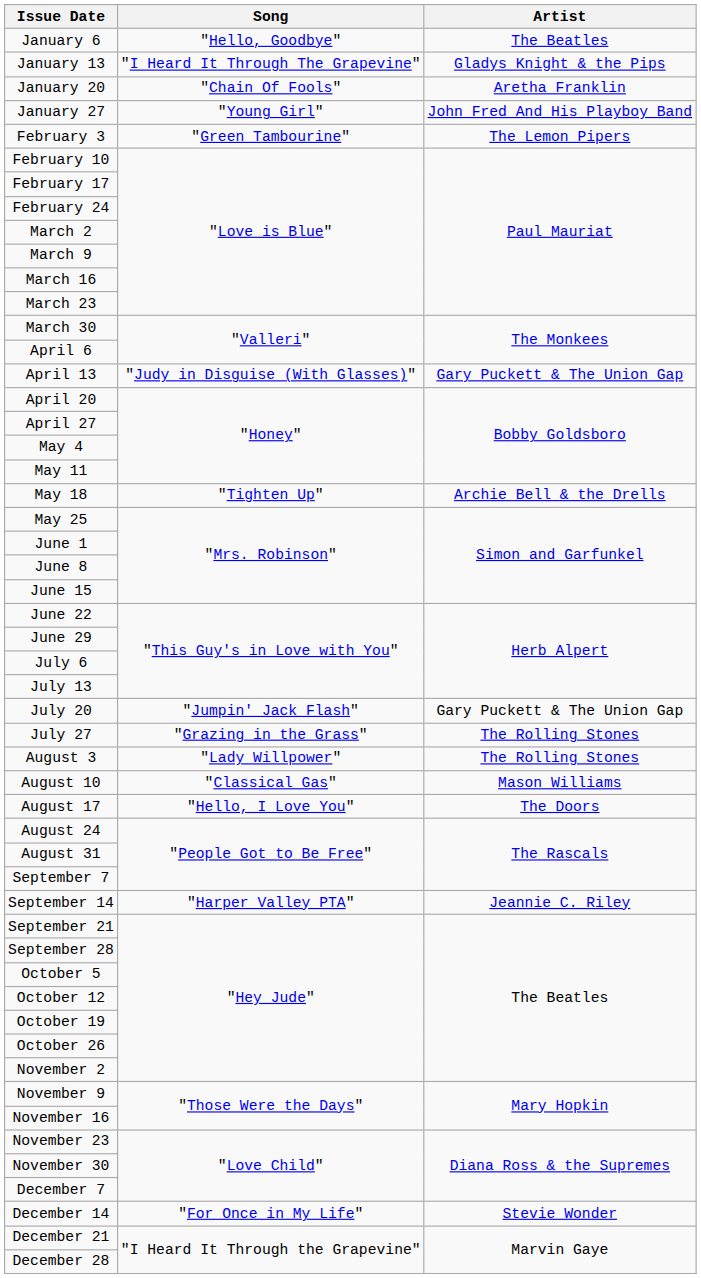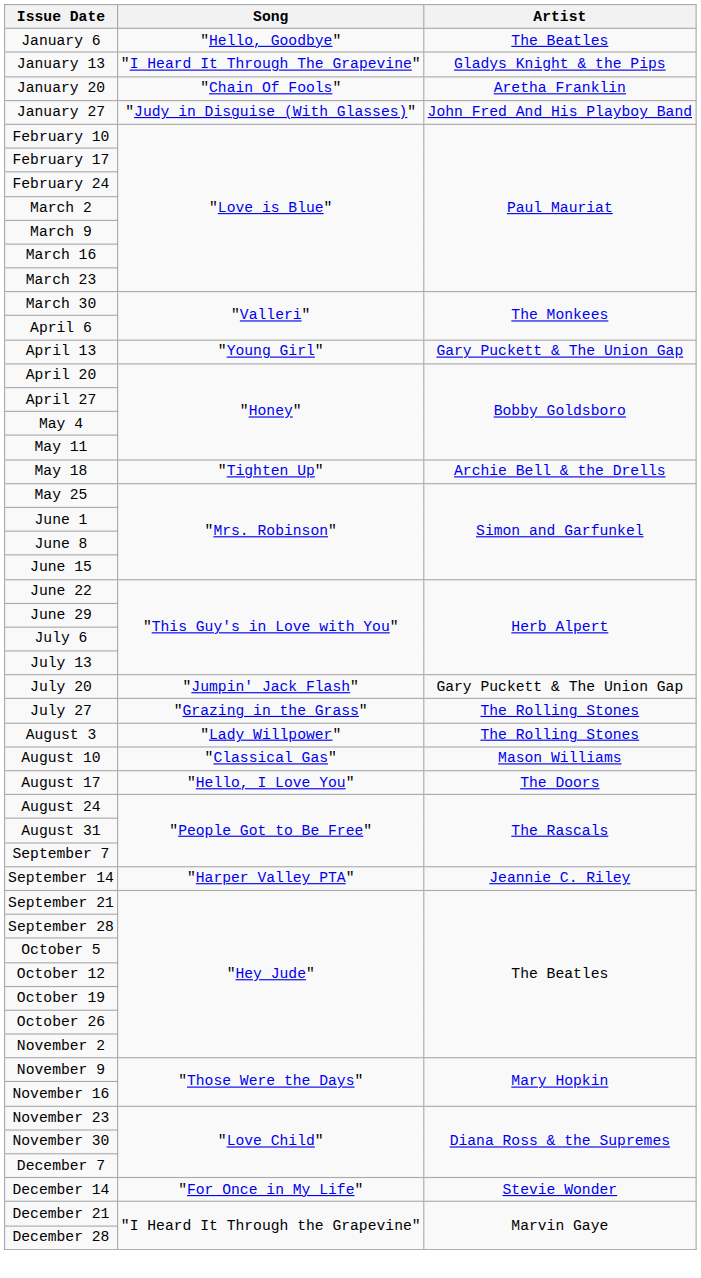(271, 112) "Young Girl" -> (271, 112) "Judy in Disguise (With Glasses)"
- row: (61, 136)
(271, 376) "Judy in Disguise (With Glasses)" -> (271, 352) "Young Girl"
